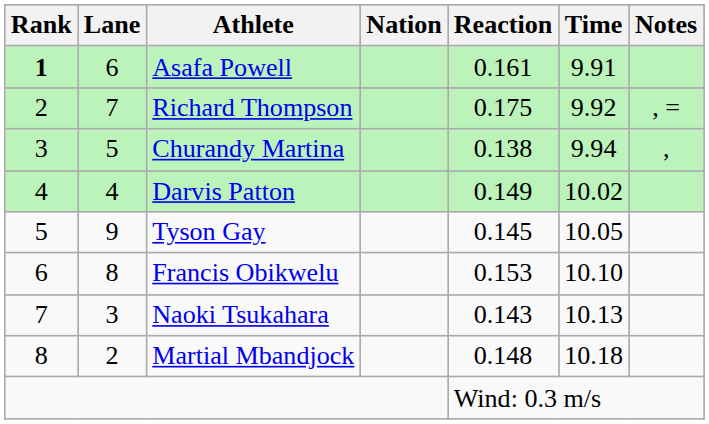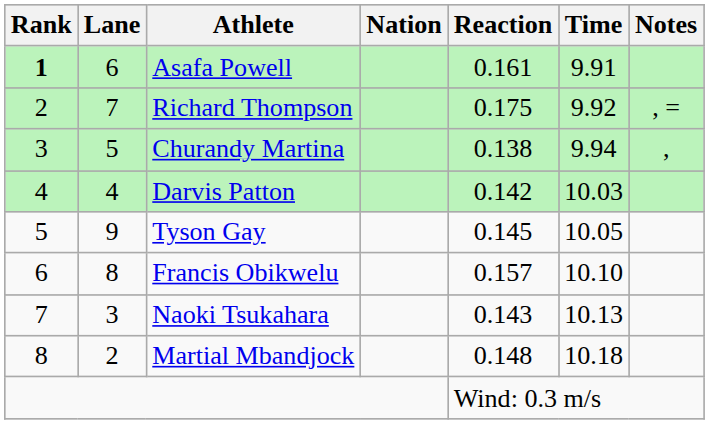(503, 190) 0.149 -> (503, 190) 0.142
(594, 190) 10.02 -> (594, 190) 10.03
(503, 273) 0.153 -> (503, 273) 0.157
